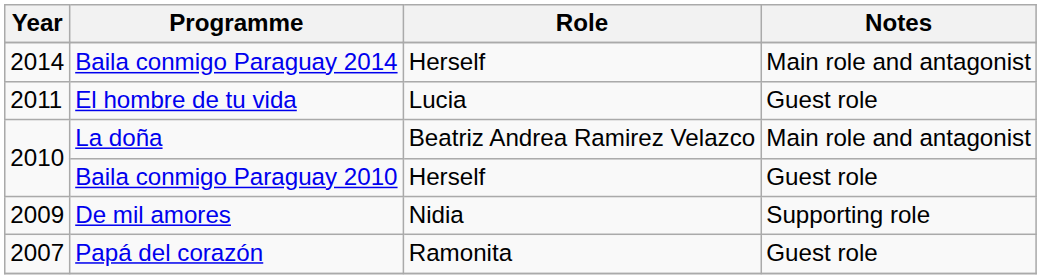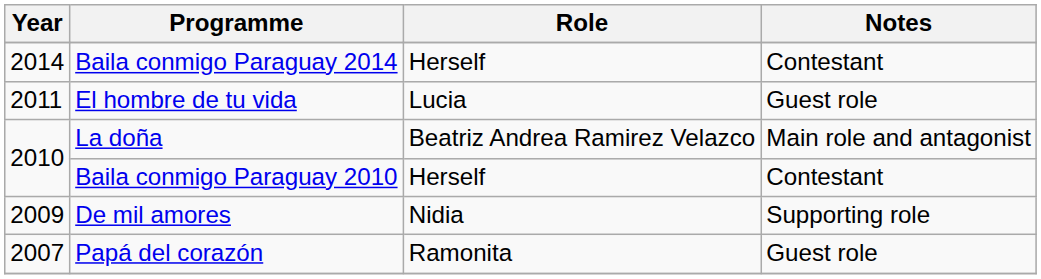(899, 61) Main role and antagonist -> (825, 61) Contestant
(822, 176) Guest role -> (825, 176) Contestant
